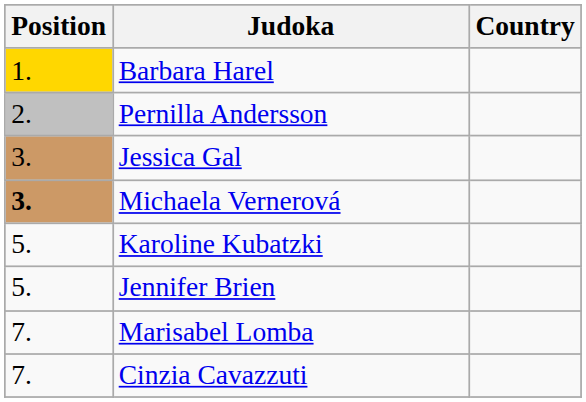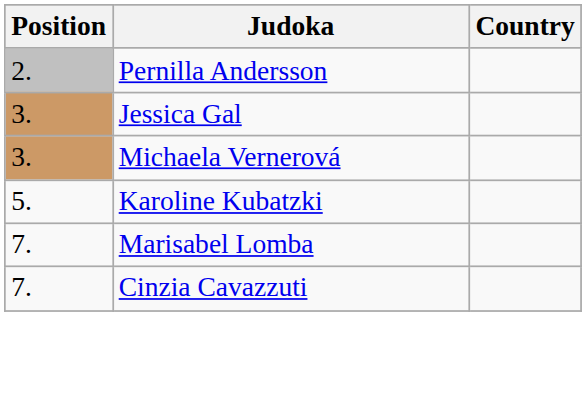- row: (196, 69)
(22, 200) bold -> (22, 157) normal
- row: (197, 288)
